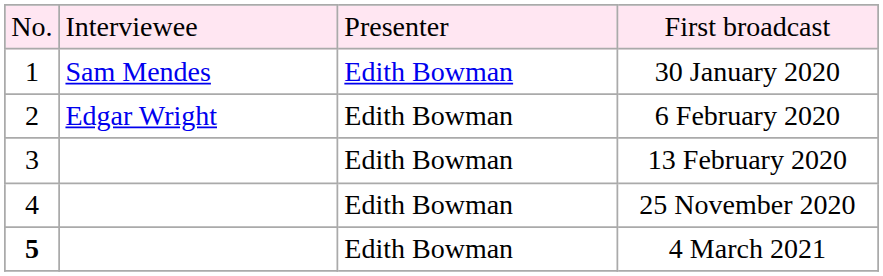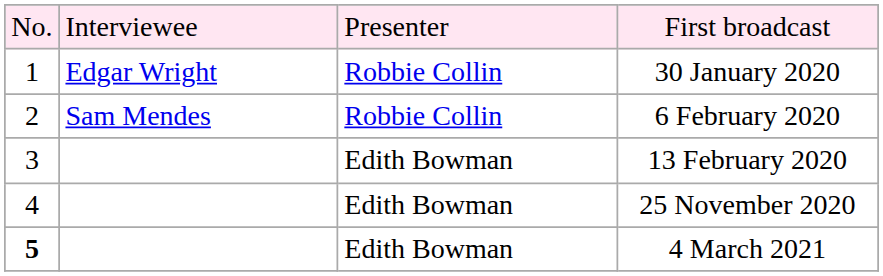(138, 71) Sam Mendes -> (141, 71) Edgar Wright
(429, 71) Edith Bowman -> (423, 71) Robbie Collin
(141, 115) Edgar Wright -> (138, 115) Sam Mendes
(429, 115) Edith Bowman -> (423, 115) Robbie Collin
